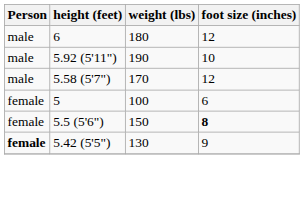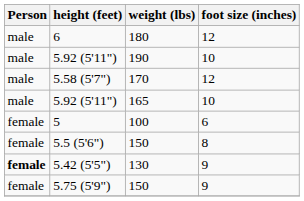+ row: (85, 100)
(205, 121) bold -> (205, 143) normal
+ row: (82, 185)
